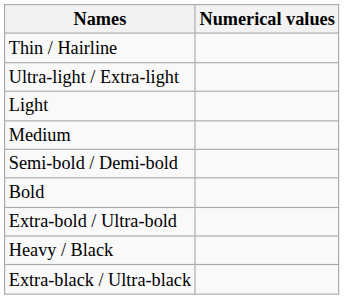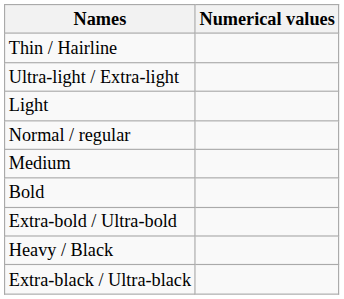+ row: (70, 134)
- row: (93, 163)
